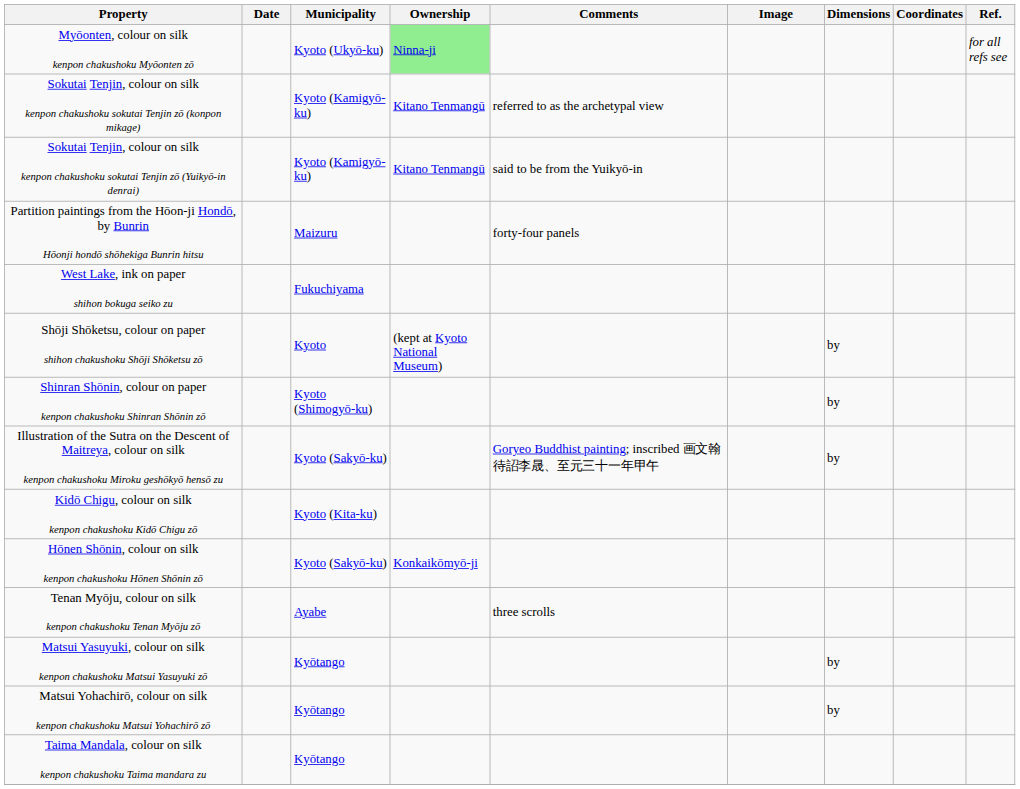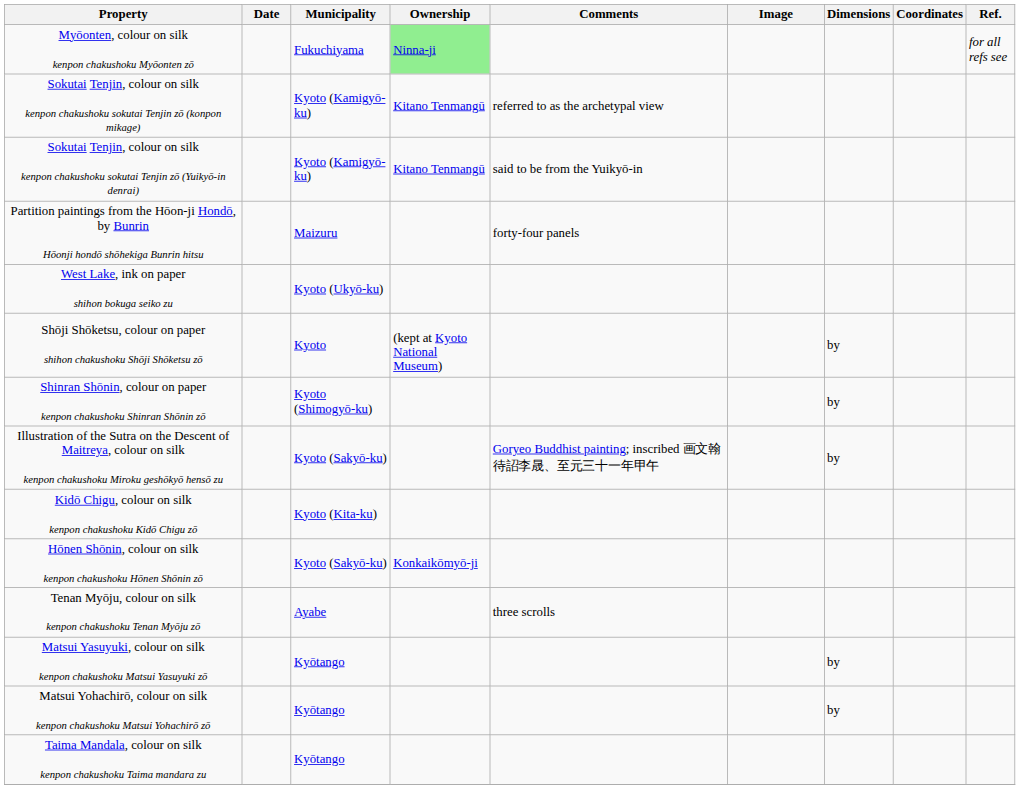(339, 49) Kyoto (Ukyō-ku) -> (329, 49) Fukuchiyama
(329, 288) Fukuchiyama -> (339, 288) Kyoto (Ukyō-ku)
